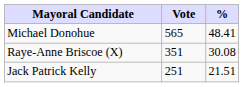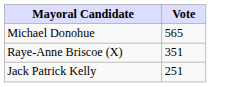- column: (222, 14)
